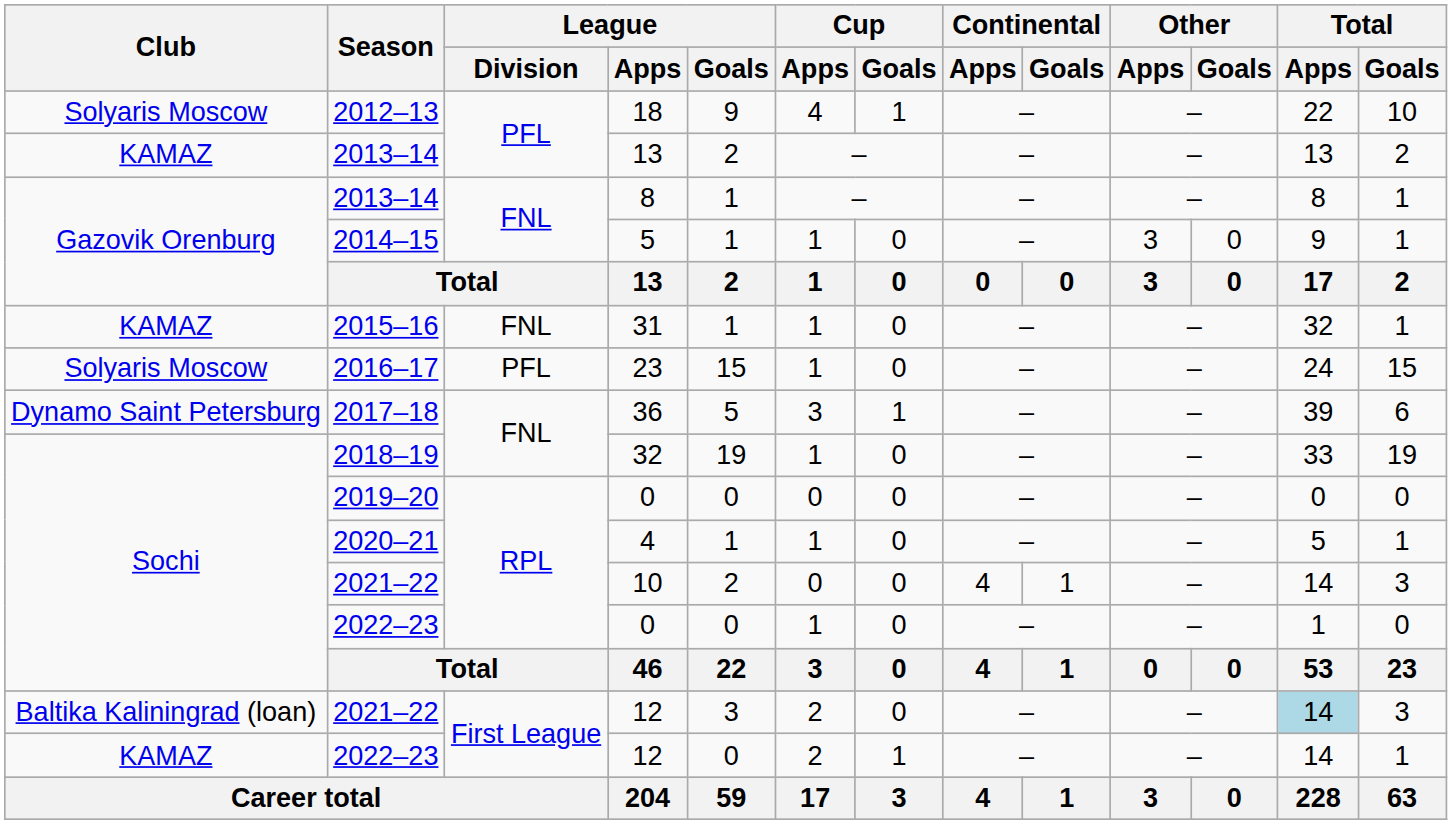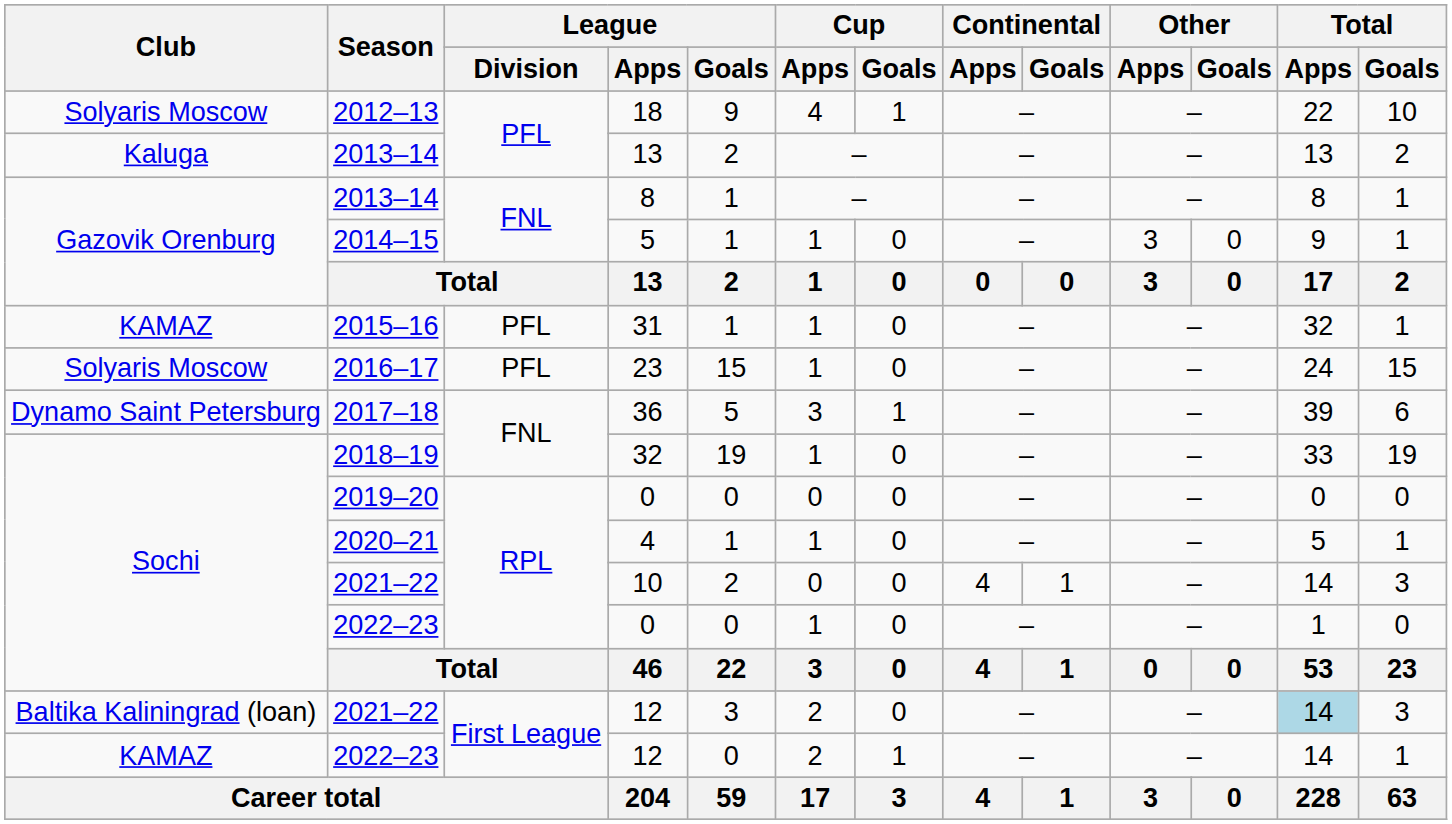(166, 154) KAMAZ -> (166, 154) Kaluga
(526, 326) FNL -> (526, 326) PFL
